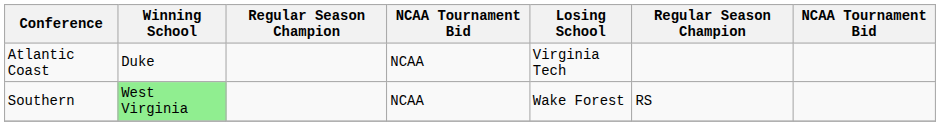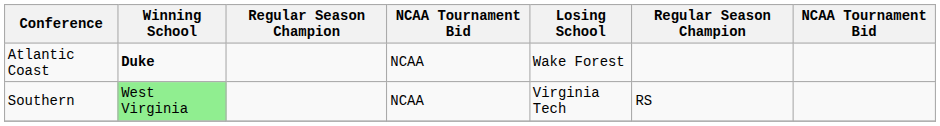(138, 63) normal -> (138, 63) bold
(566, 63) Virginia Tech -> (579, 63) Wake Forest
(579, 101) Wake Forest -> (566, 101) Virginia Tech
